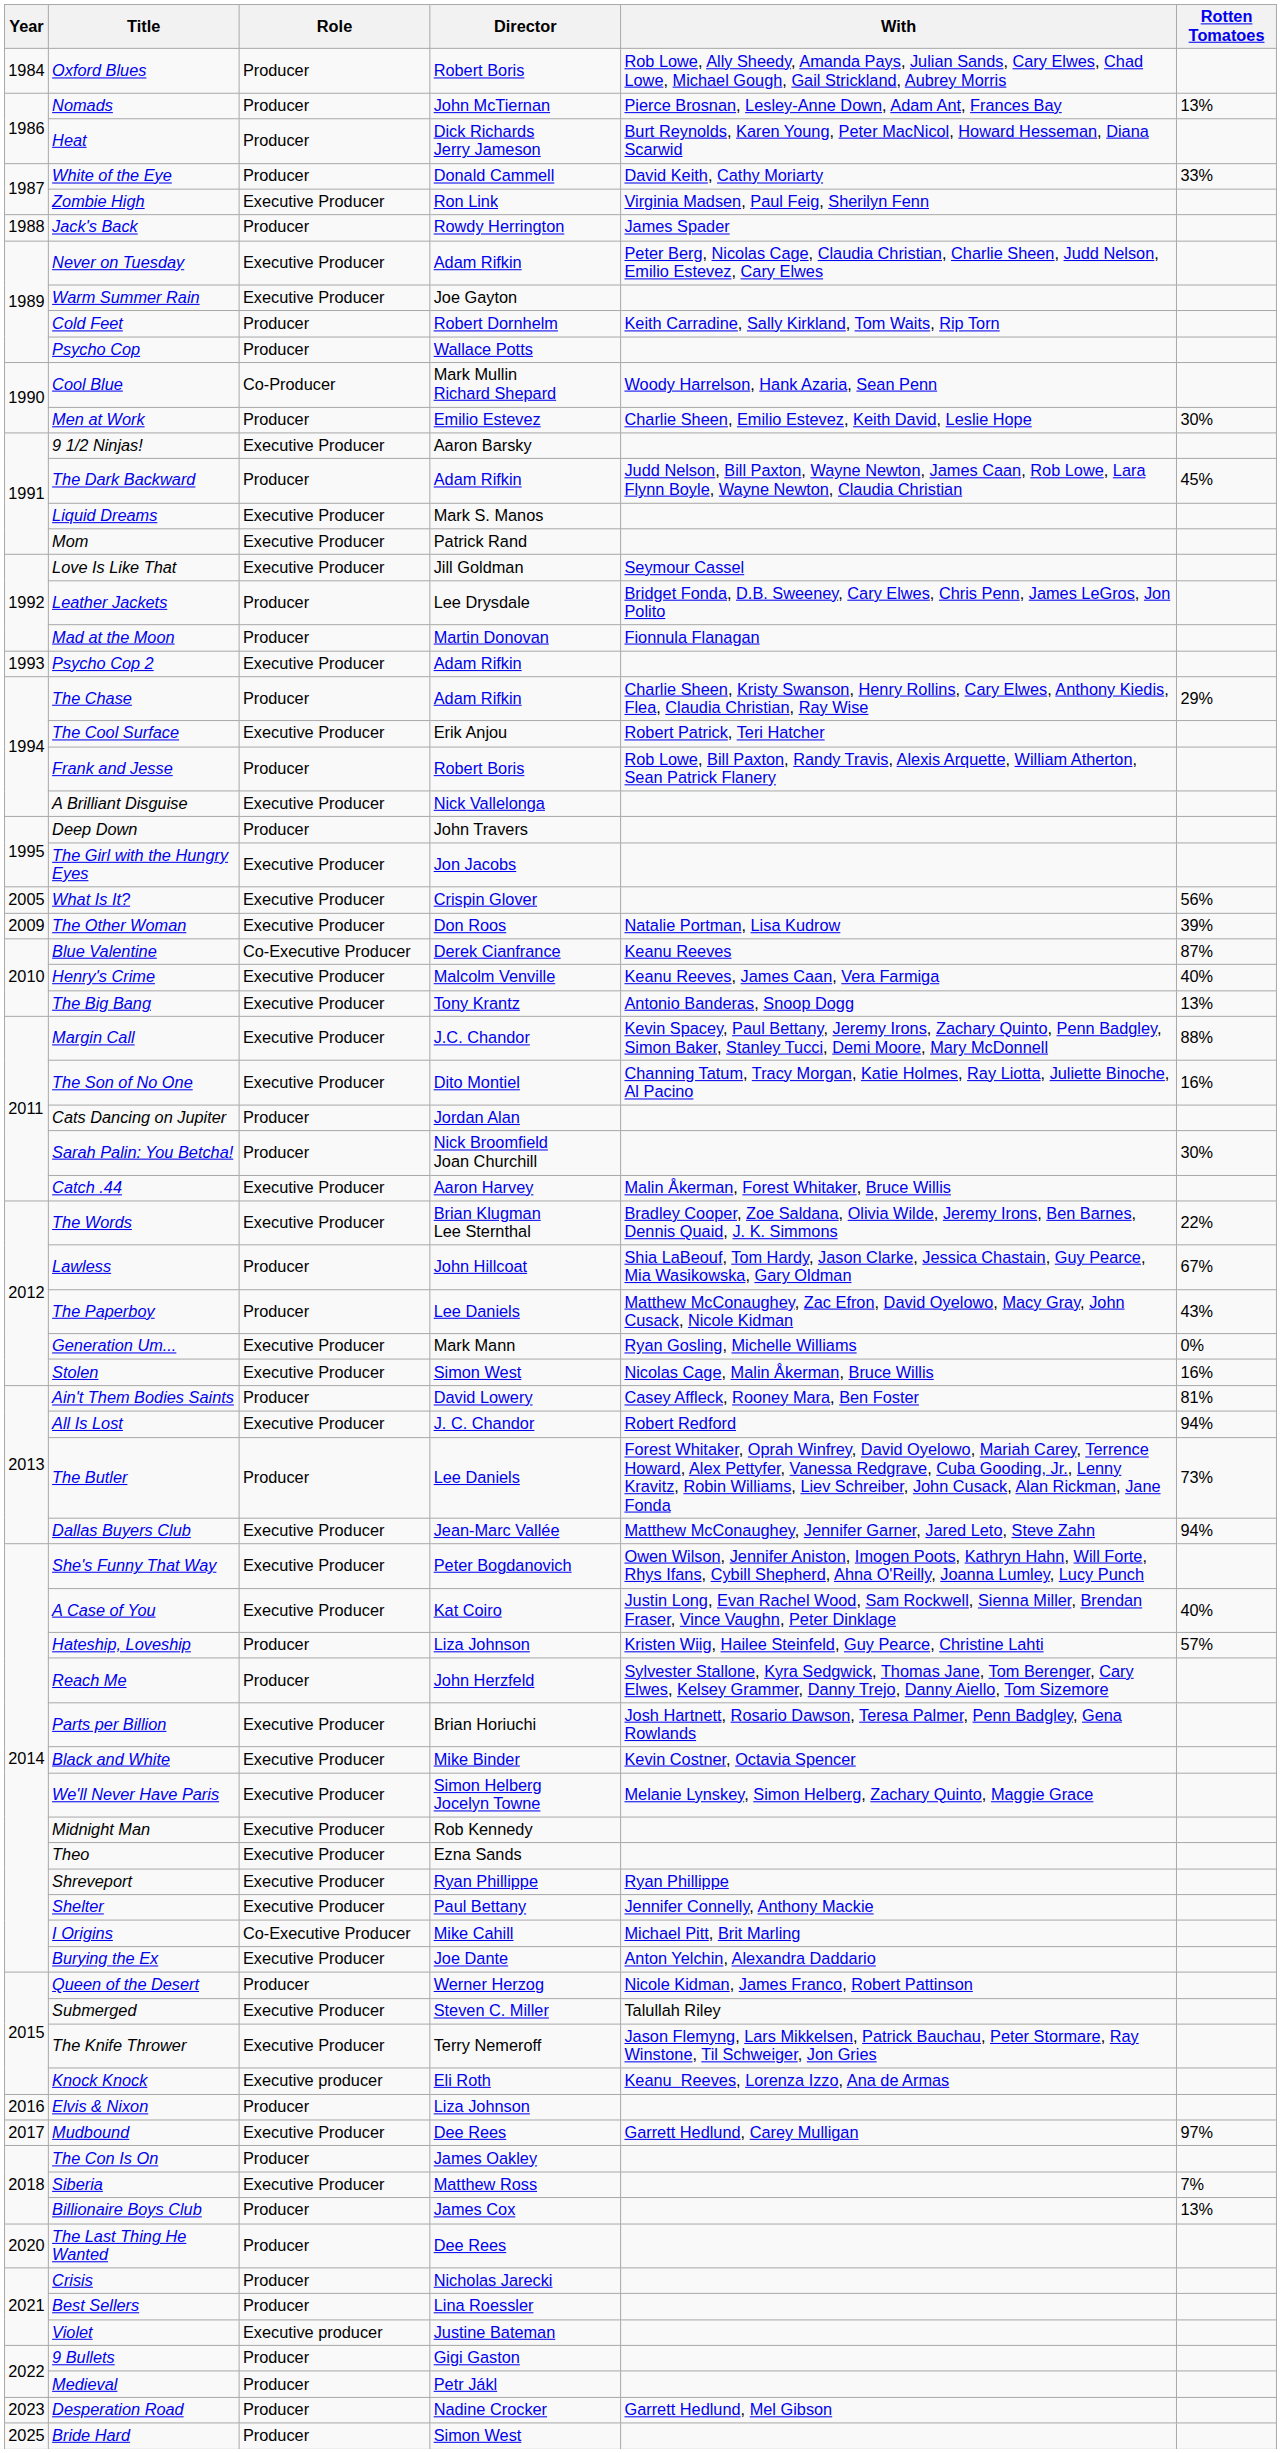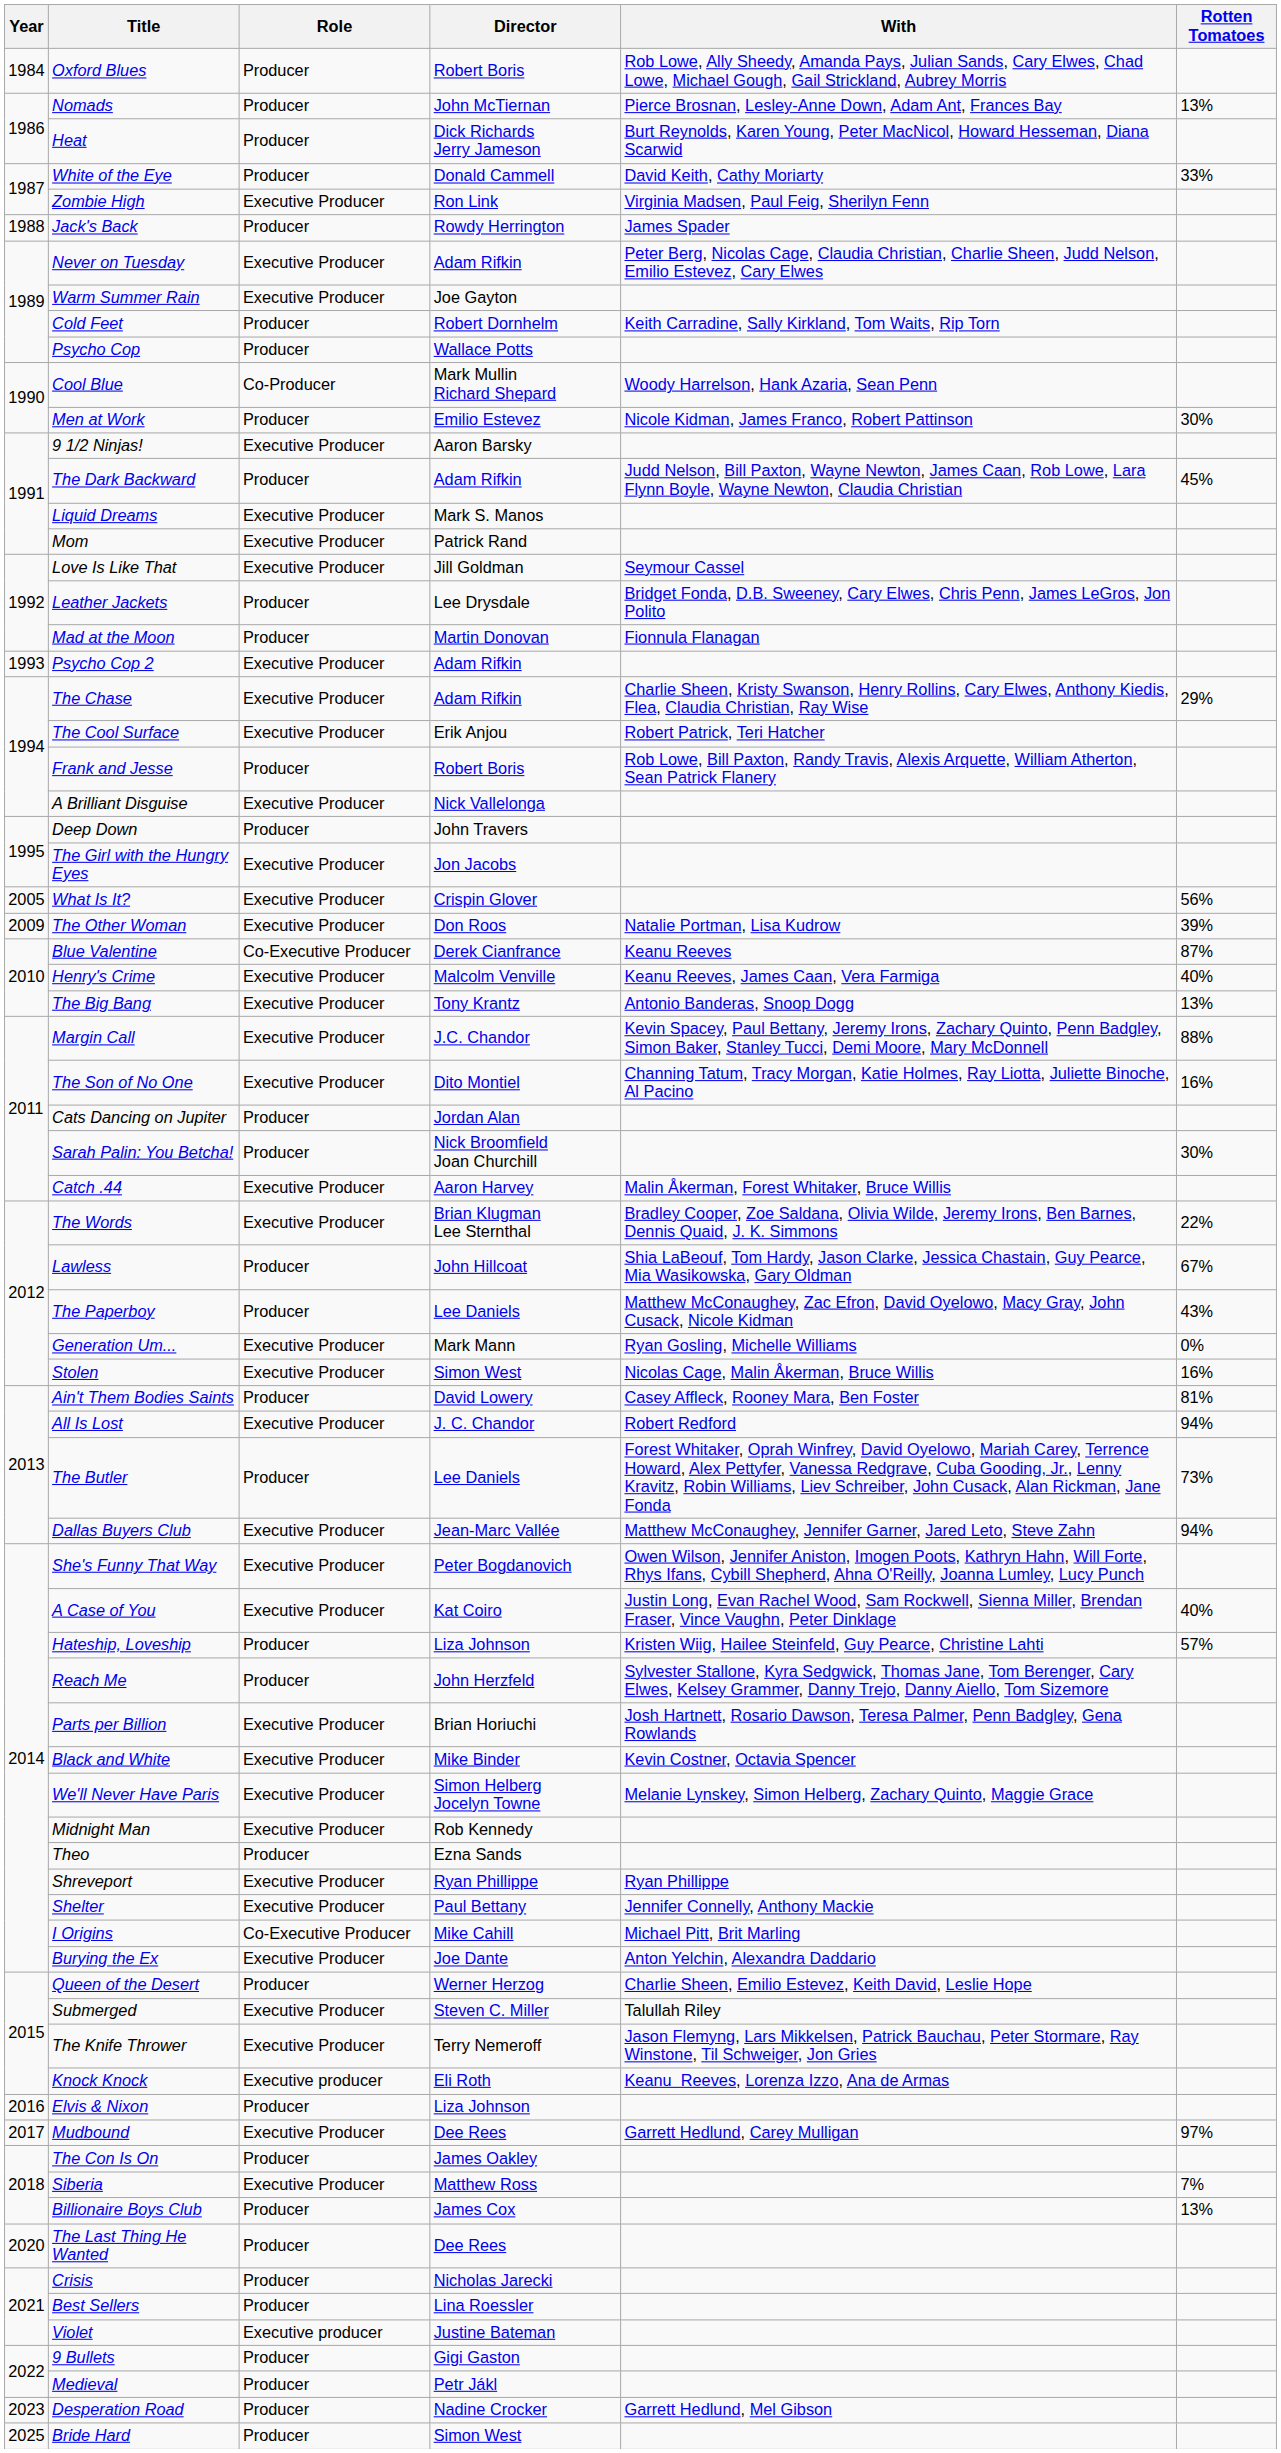(828, 419) Charlie Sheen, Emilio Estevez, Keith David, Leslie Hope -> (799, 419) Nicole Kidman, James Franco, Robert Pattinson
(276, 698) Producer -> (314, 698) Executive Producer
(314, 1855) Executive Producer -> (276, 1855) Producer
(799, 1985) Nicole Kidman, James Franco, Robert Pattinson -> (828, 1985) Charlie Sheen, Emilio Estevez, Keith David, Leslie Hope
